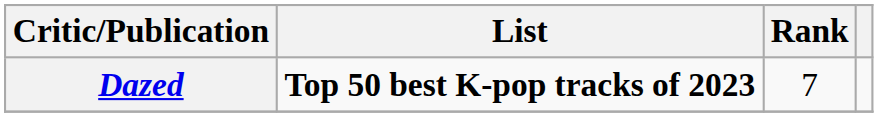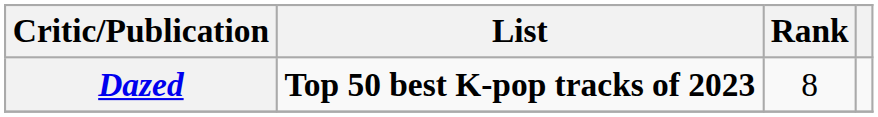(810, 84) 7 -> (810, 84) 8
